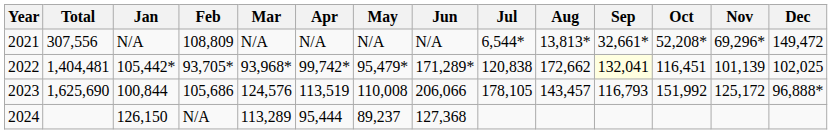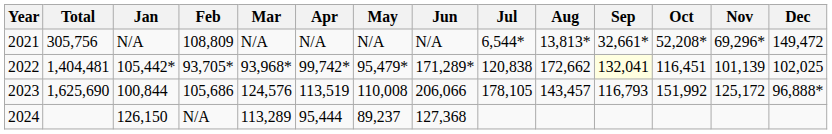(72, 41) 307,556 -> (72, 41) 305,756
